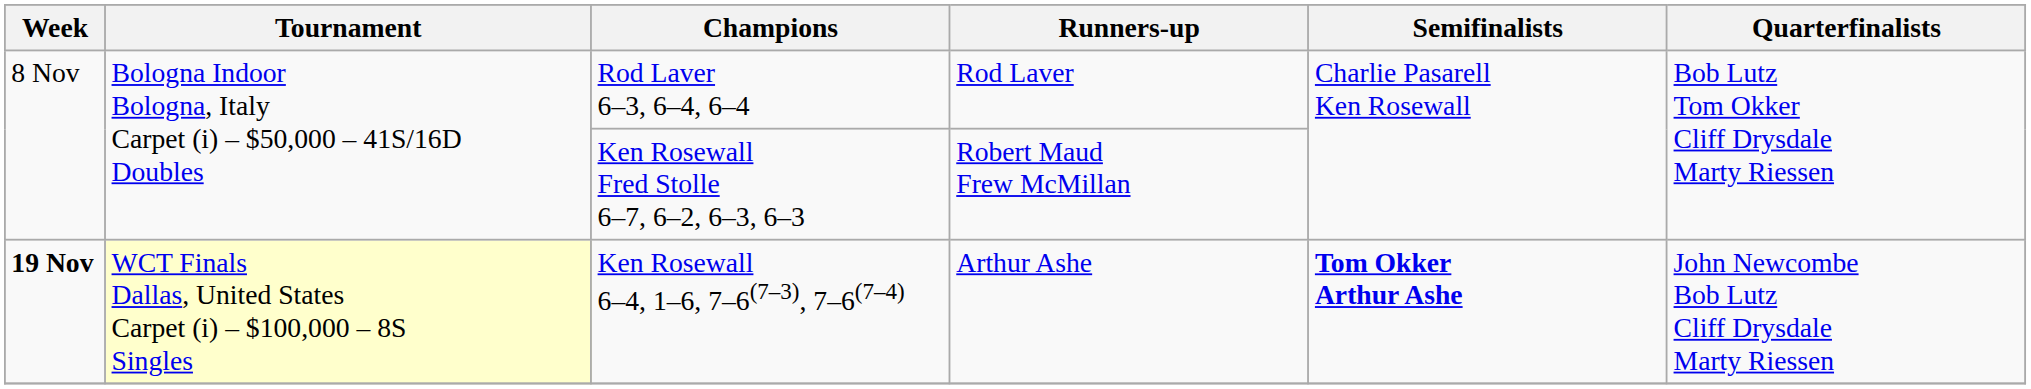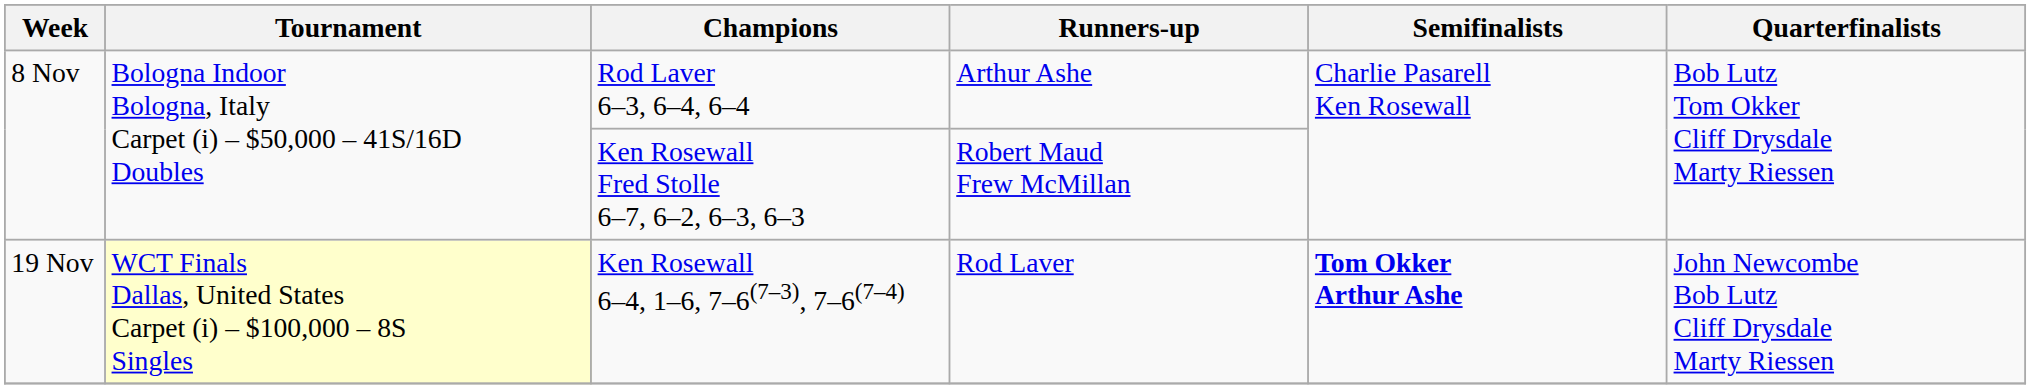(1015, 73) Rod Laver -> (1024, 73) Arthur Ashe
(52, 262) bold -> (52, 262) normal
(1024, 262) Arthur Ashe -> (1015, 262) Rod Laver
